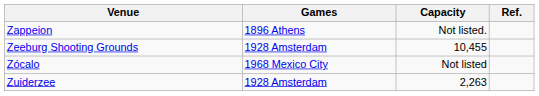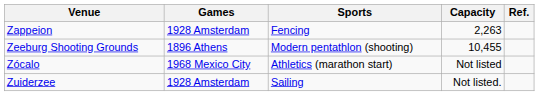+ column: (355, 13)
(275, 30) 1896 Athens -> (208, 30) 1928 Amsterdam
(463, 30) Not listed. -> (488, 30) 2,263
(286, 47) 1928 Amsterdam -> (197, 47) 1896 Athens
(473, 82) 2,263 -> (477, 82) Not listed.
